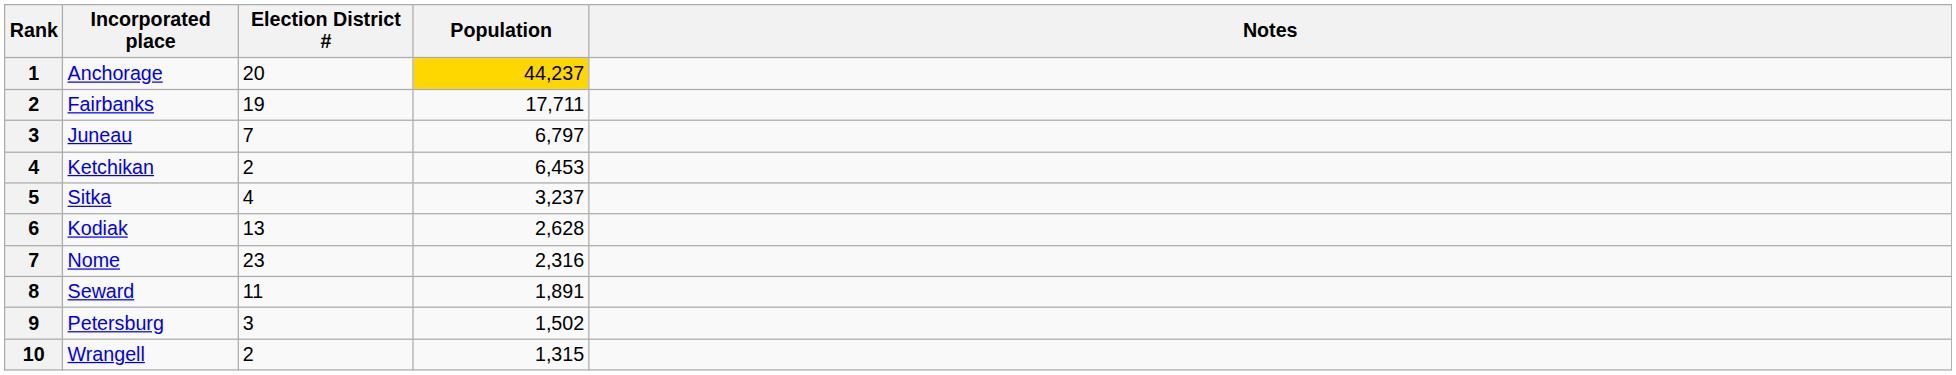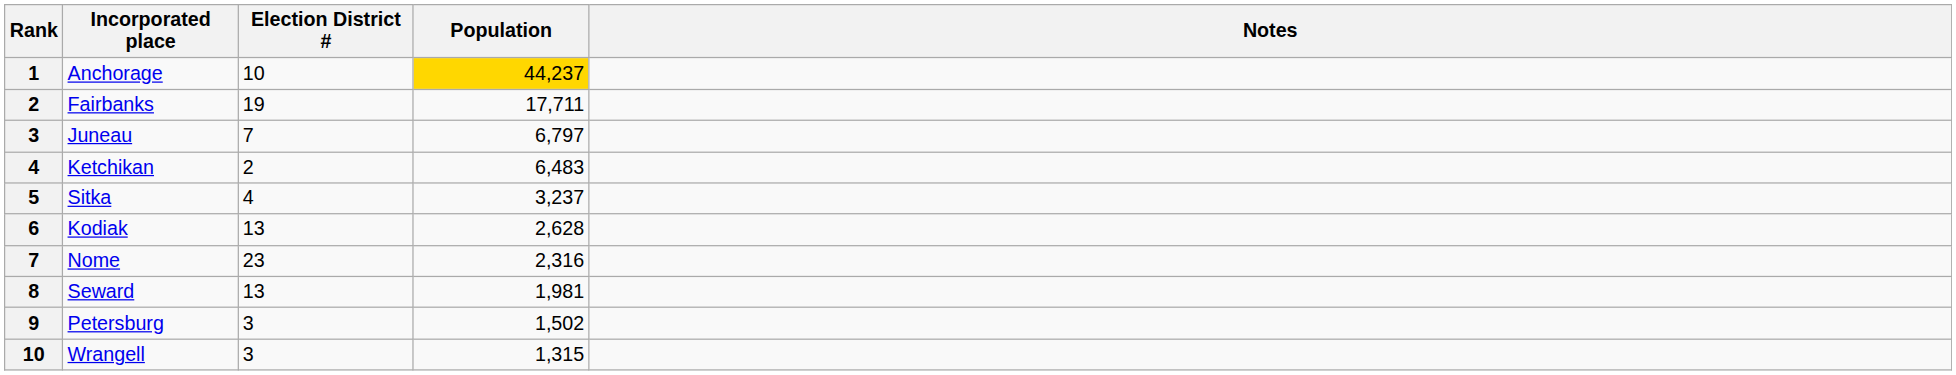(254, 73) 20 -> (254, 73) 10
(560, 167) 6,453 -> (560, 167) 6,483
(253, 291) 11 -> (254, 291) 13
(560, 291) 1,891 -> (560, 291) 1,981
(248, 354) 2 -> (248, 354) 3
